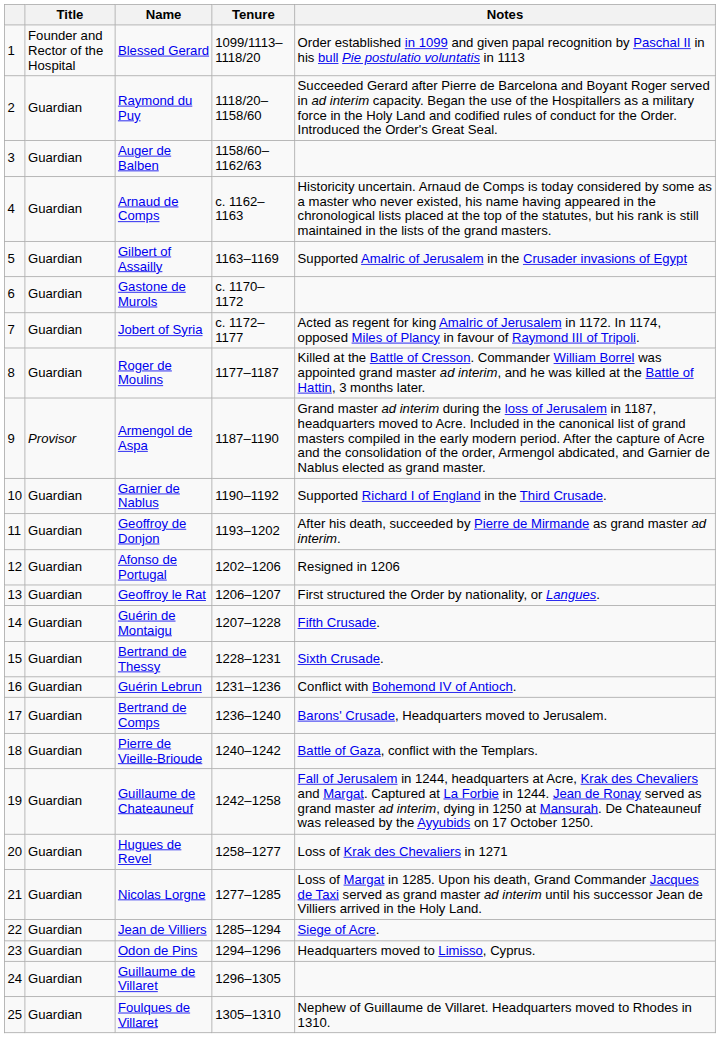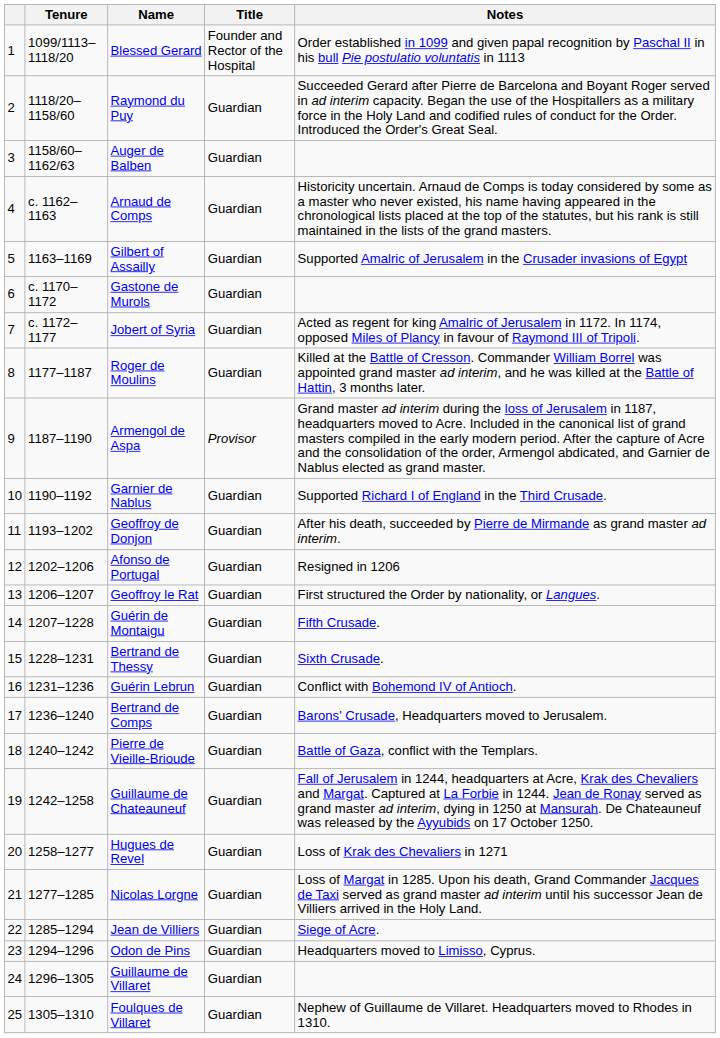columns swapped: (70, 14) <-> (253, 14)
